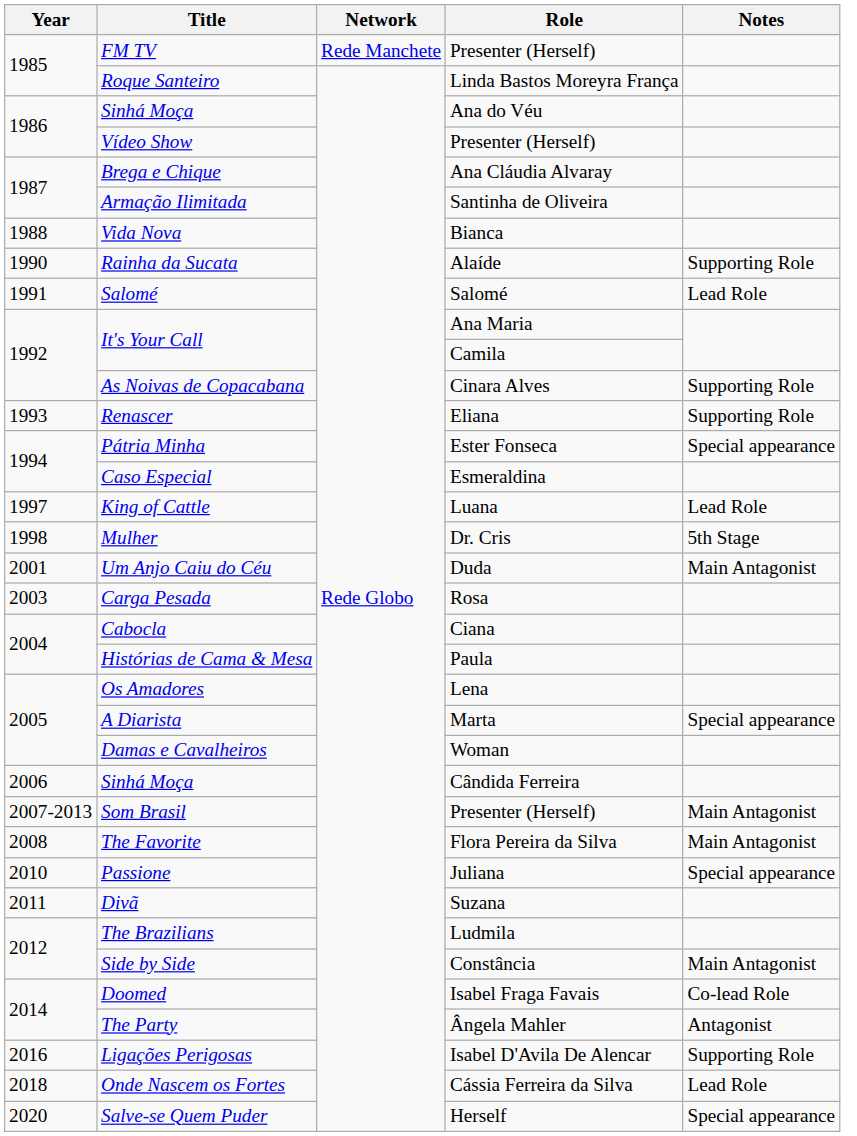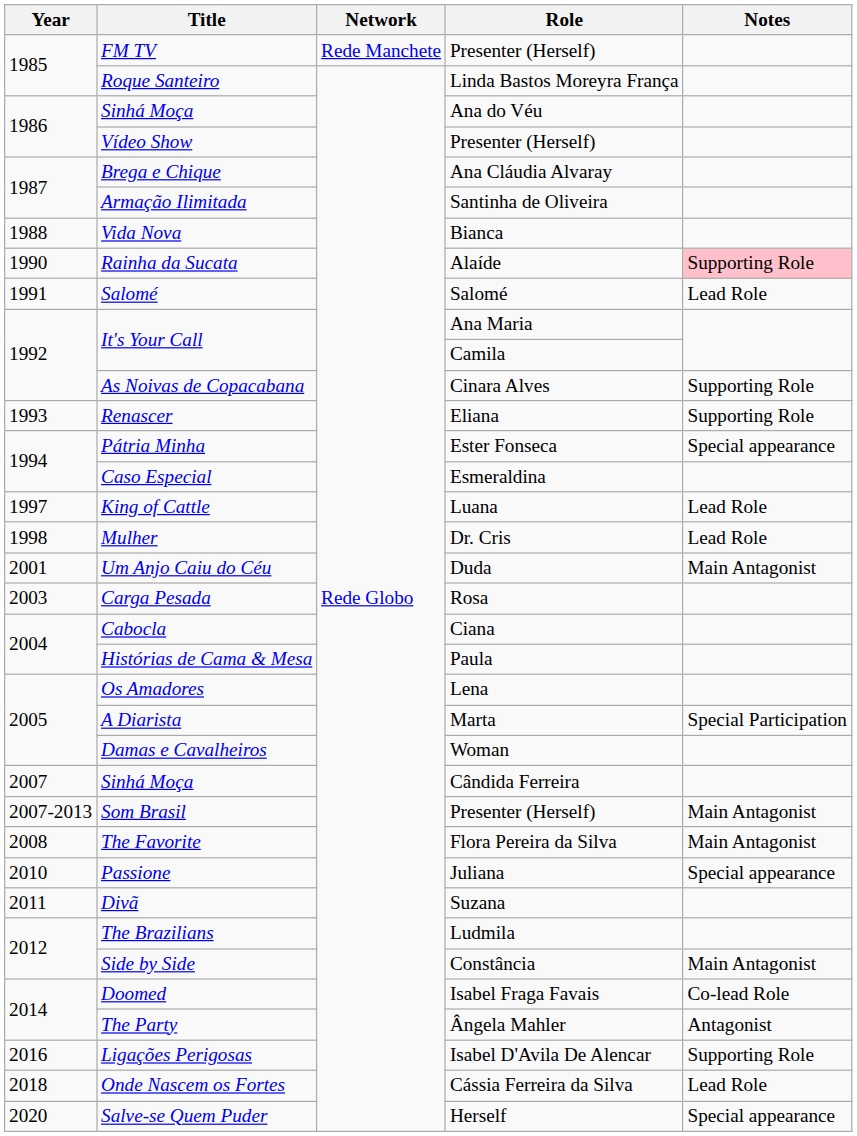(751, 263) no background -> (751, 263) pink background
(723, 537) 5th Stage -> (727, 537) Lead Role
(761, 720) Special appearance -> (767, 720) Special Participation
(28, 780) 2006 -> (28, 780) 2007
